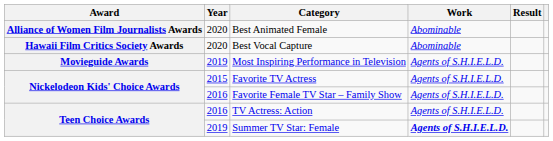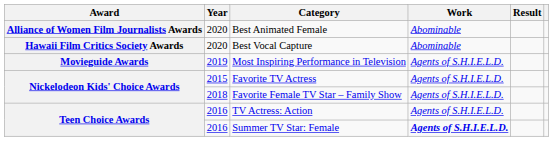(217, 95) 2016 -> (217, 95) 2018
(217, 128) 2019 -> (217, 128) 2016
